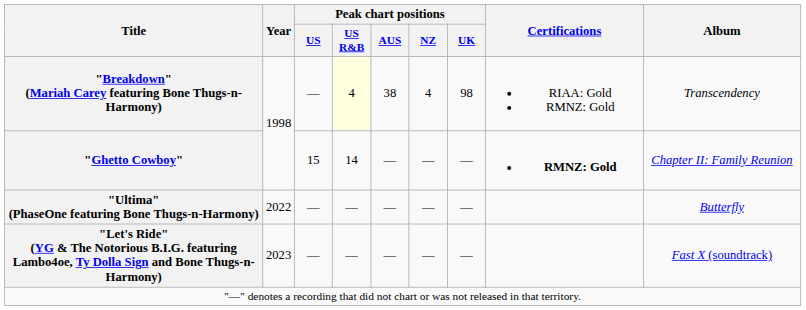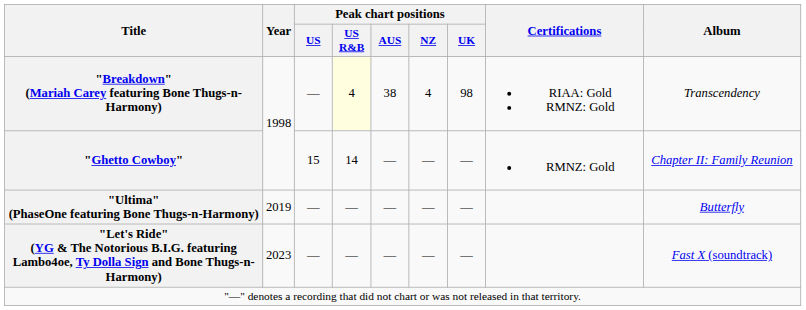(564, 167) bold -> (564, 167) normal
(279, 207) 2022 -> (279, 207) 2019
